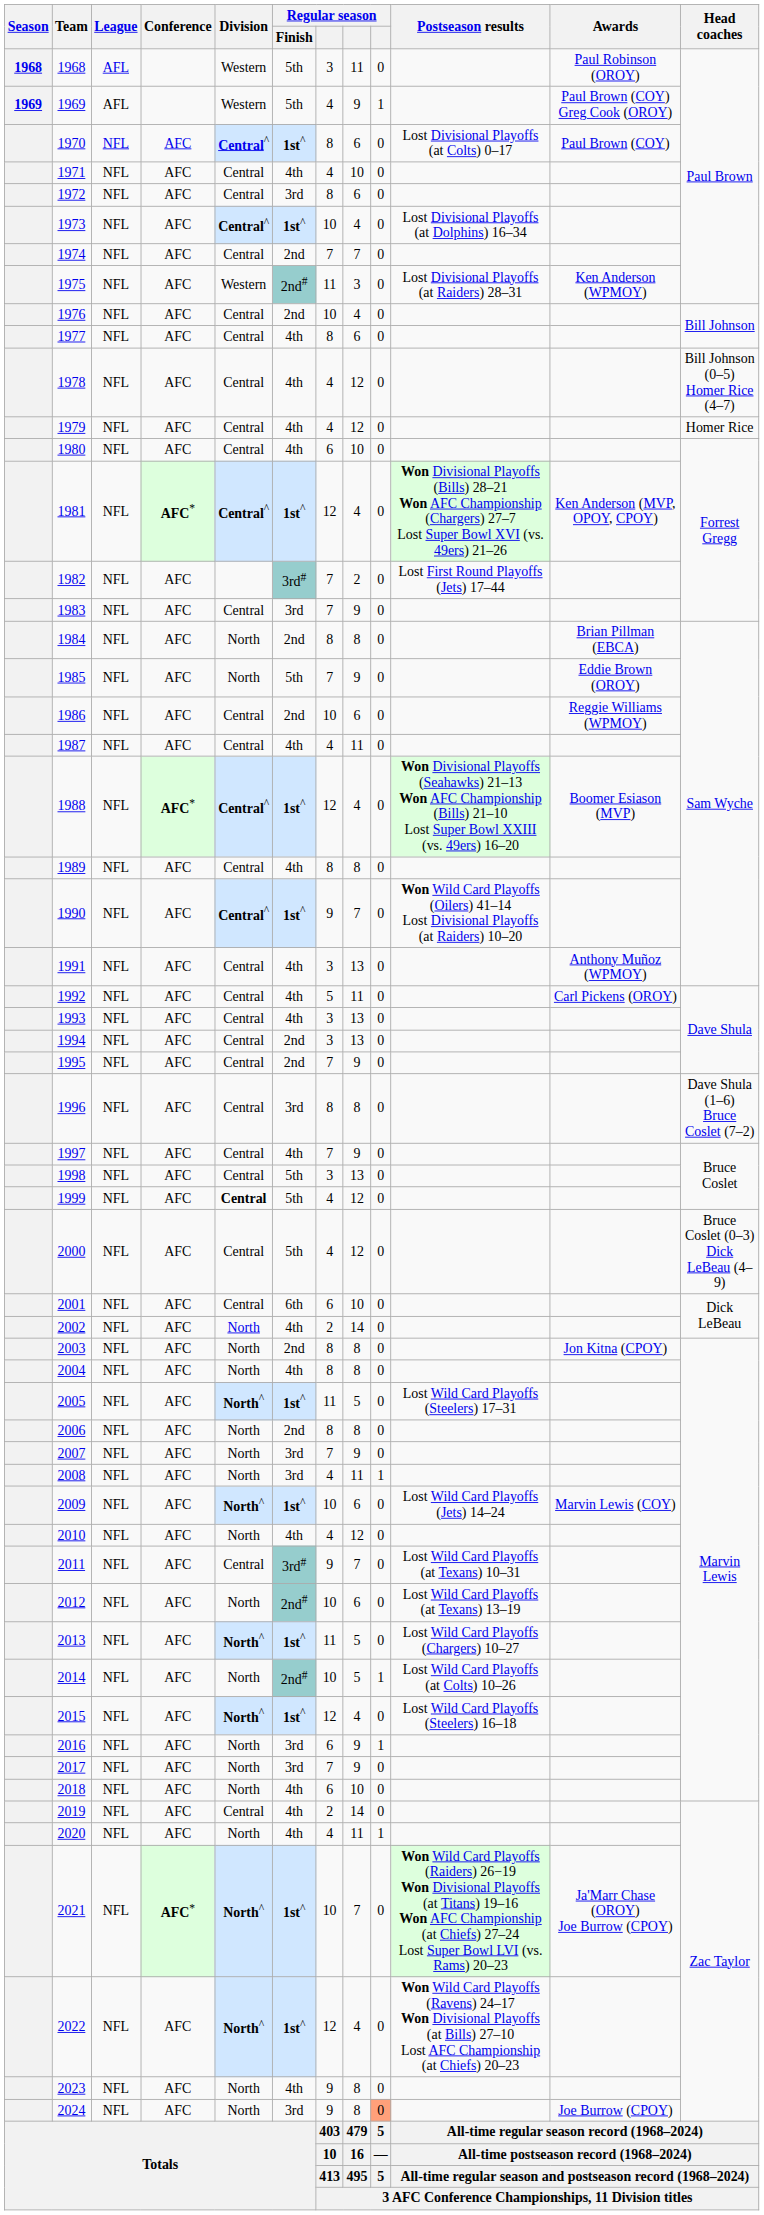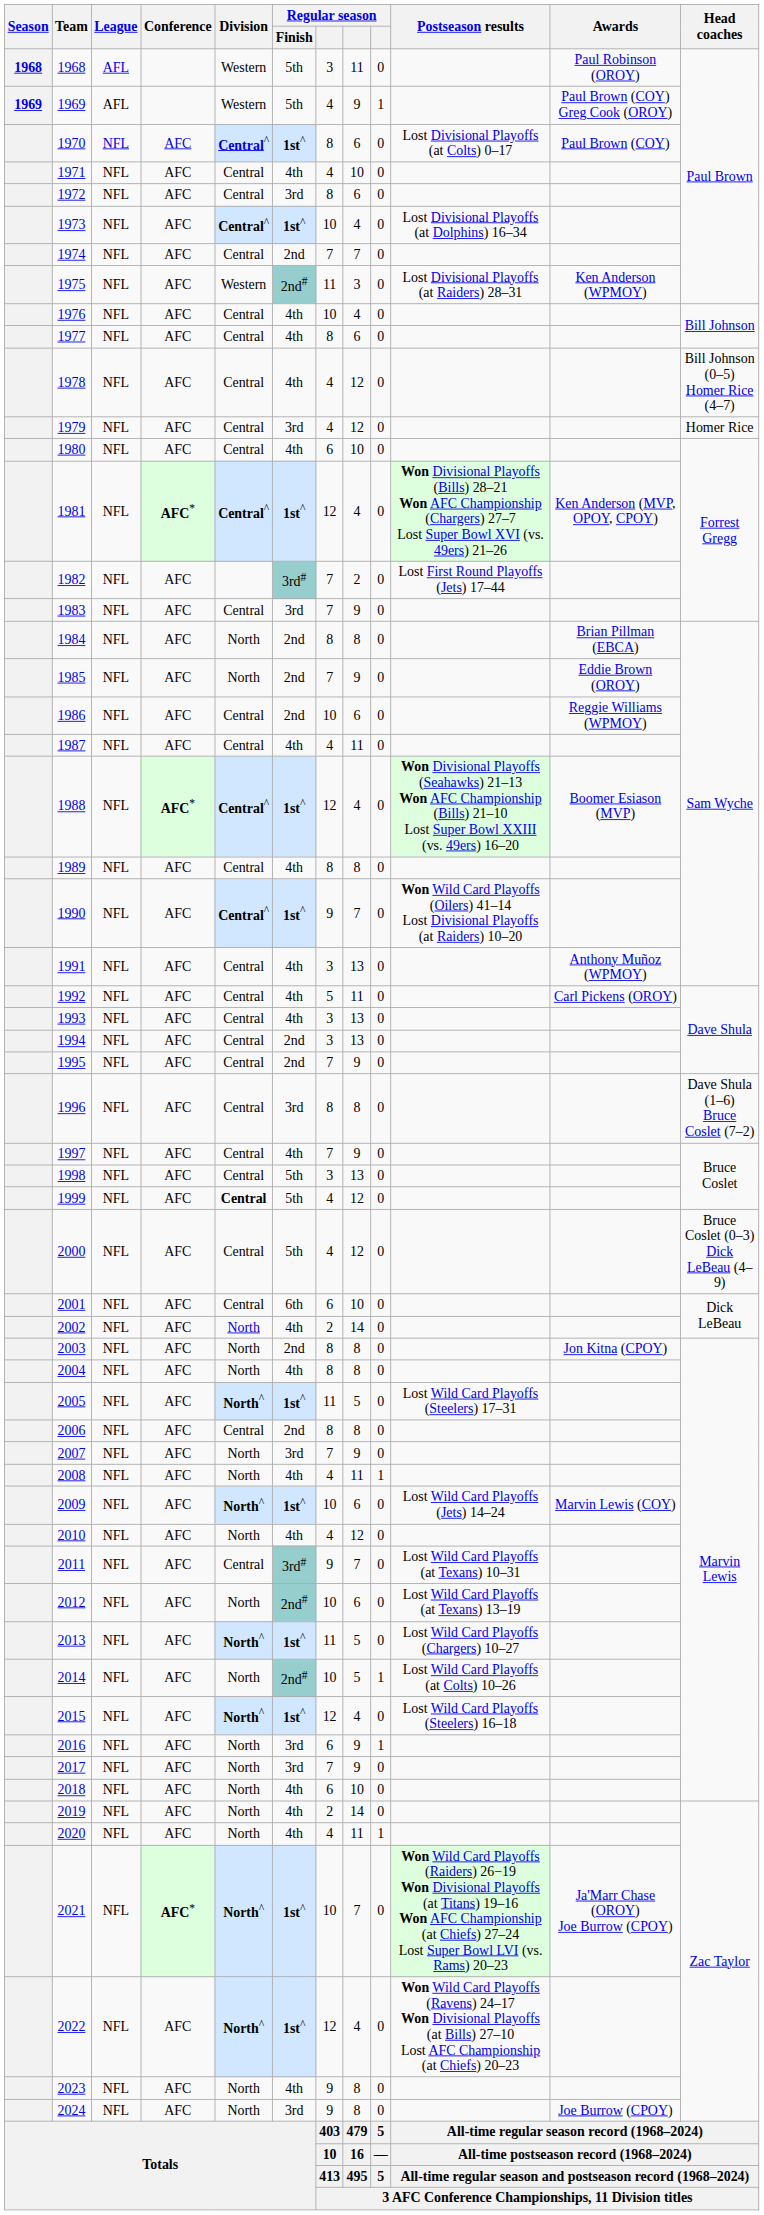(294, 314) 2nd -> (294, 314) 4th
(294, 427) 4th -> (294, 427) 3rd
(294, 677) 5th -> (294, 677) 2nd
(244, 1431) North -> (244, 1431) Central
(294, 1475) 3rd -> (294, 1475) 4th
(244, 1811) Central -> (244, 1811) North
(381, 2110) lightsalmon background -> (381, 2110) no background
